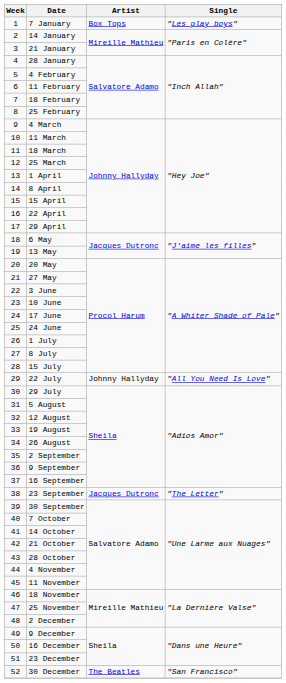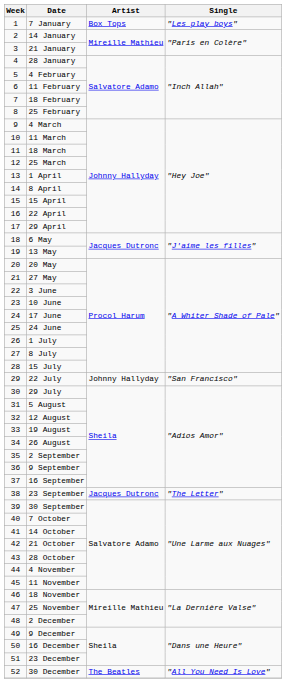(219, 379) "All You Need Is Love" -> (202, 379) "San Francisco"
(202, 672) "San Francisco" -> (219, 672) "All You Need Is Love"
